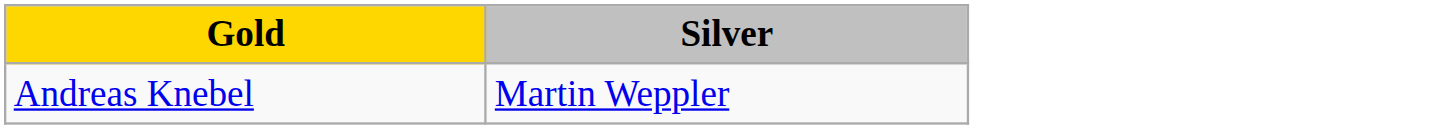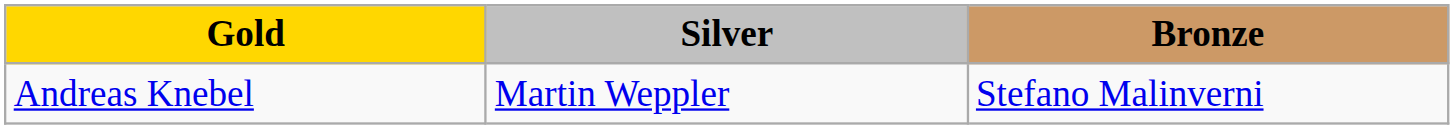+ column: (1208, 33)
